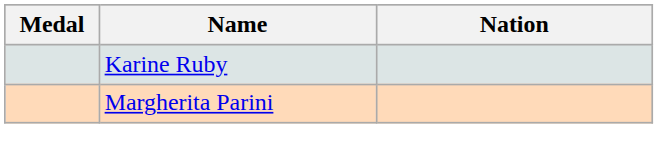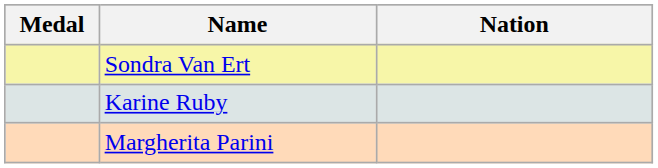+ row: (177, 64)
